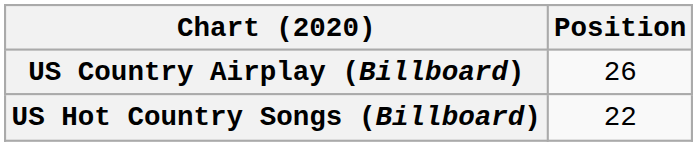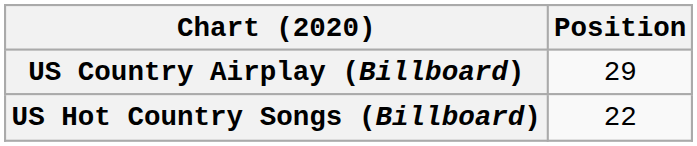(620, 72) 26 -> (620, 72) 29
